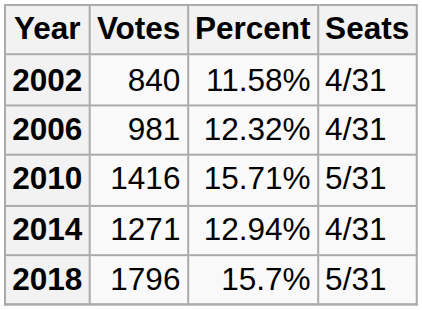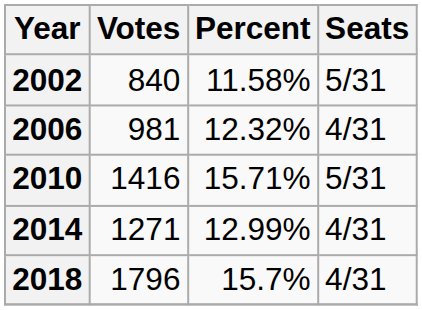(356, 79) 4/31 -> (356, 79) 5/31
(257, 229) 12.94% -> (257, 229) 12.99%
(356, 279) 5/31 -> (356, 279) 4/31
